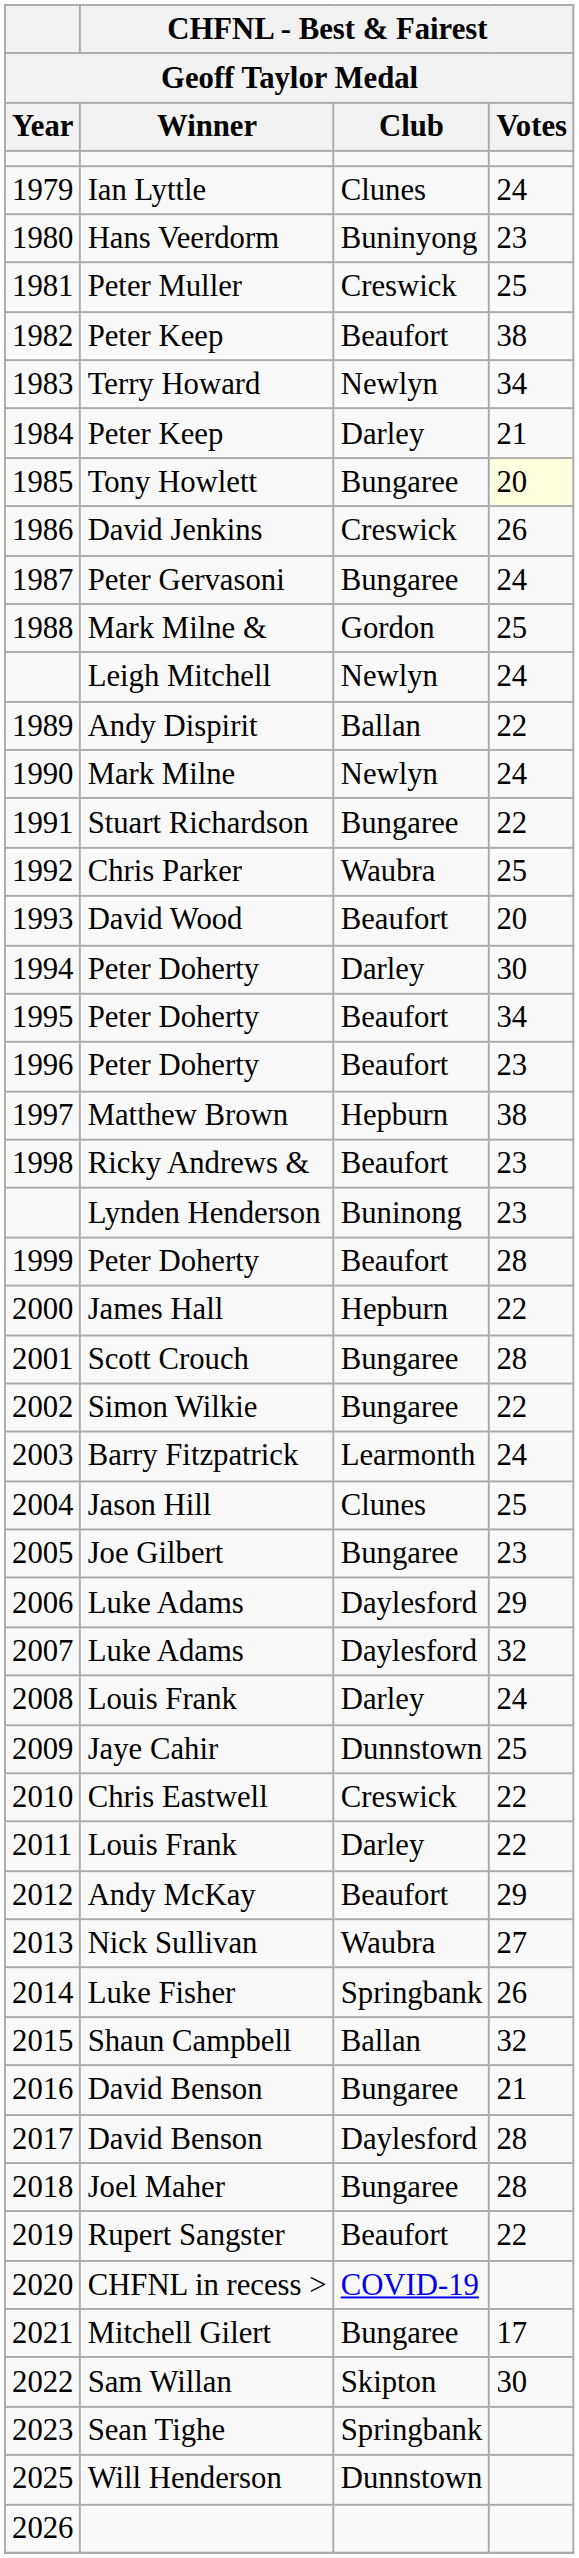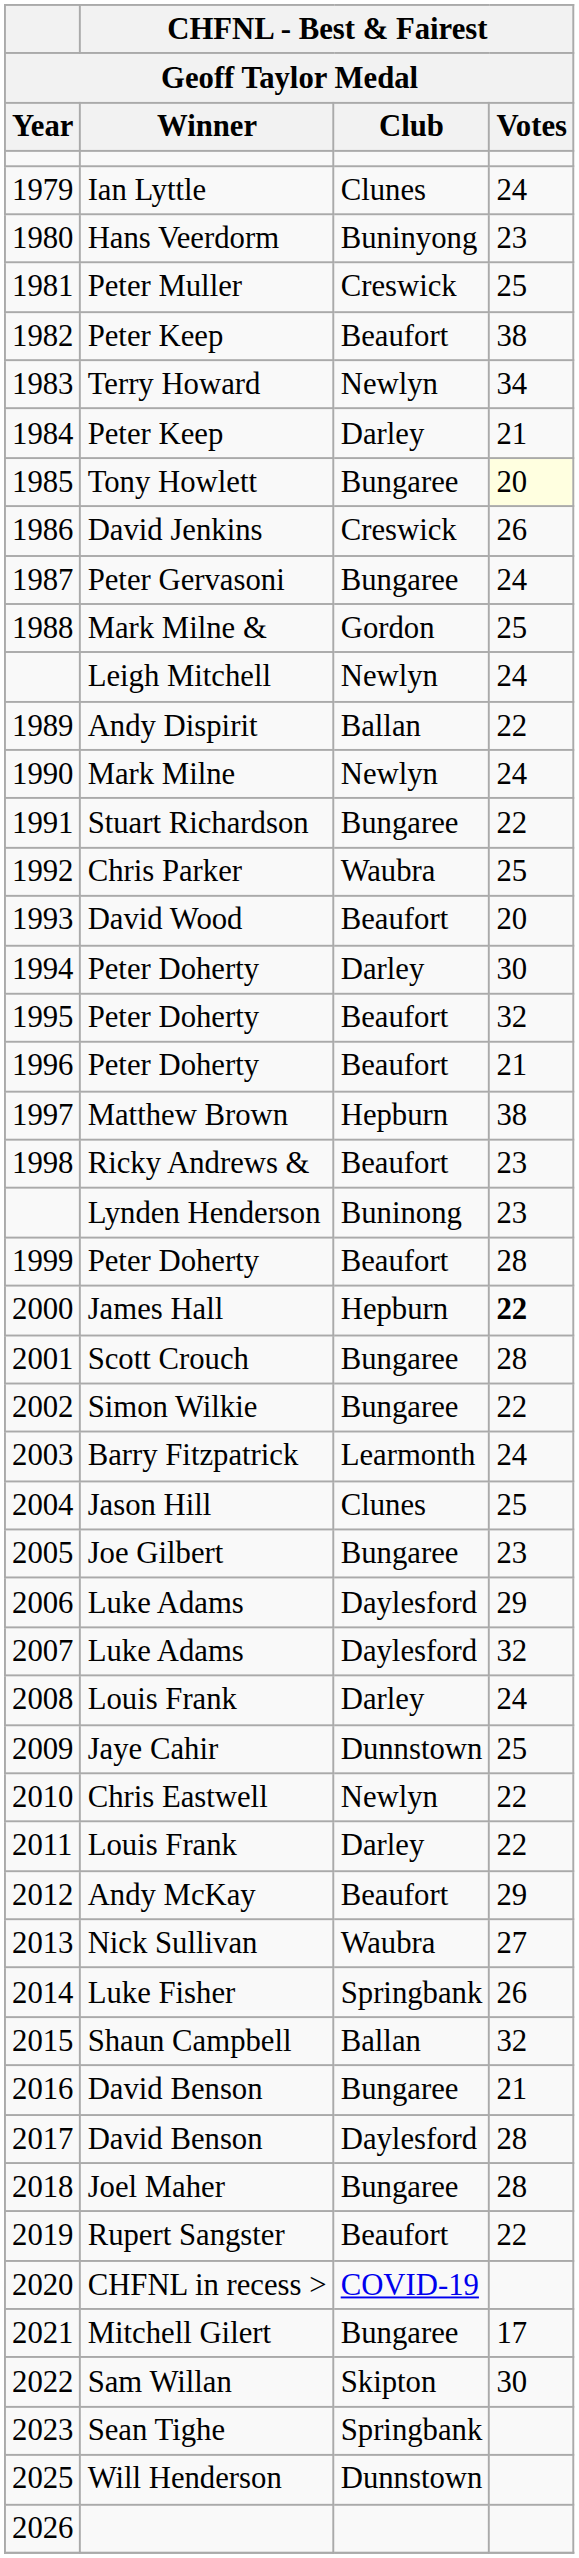(512, 1017) 34 -> (512, 1017) 32
(512, 1066) 23 -> (512, 1066) 21
(512, 1309) normal -> (512, 1309) bold
(399, 1796) Creswick -> (389, 1796) Newlyn
